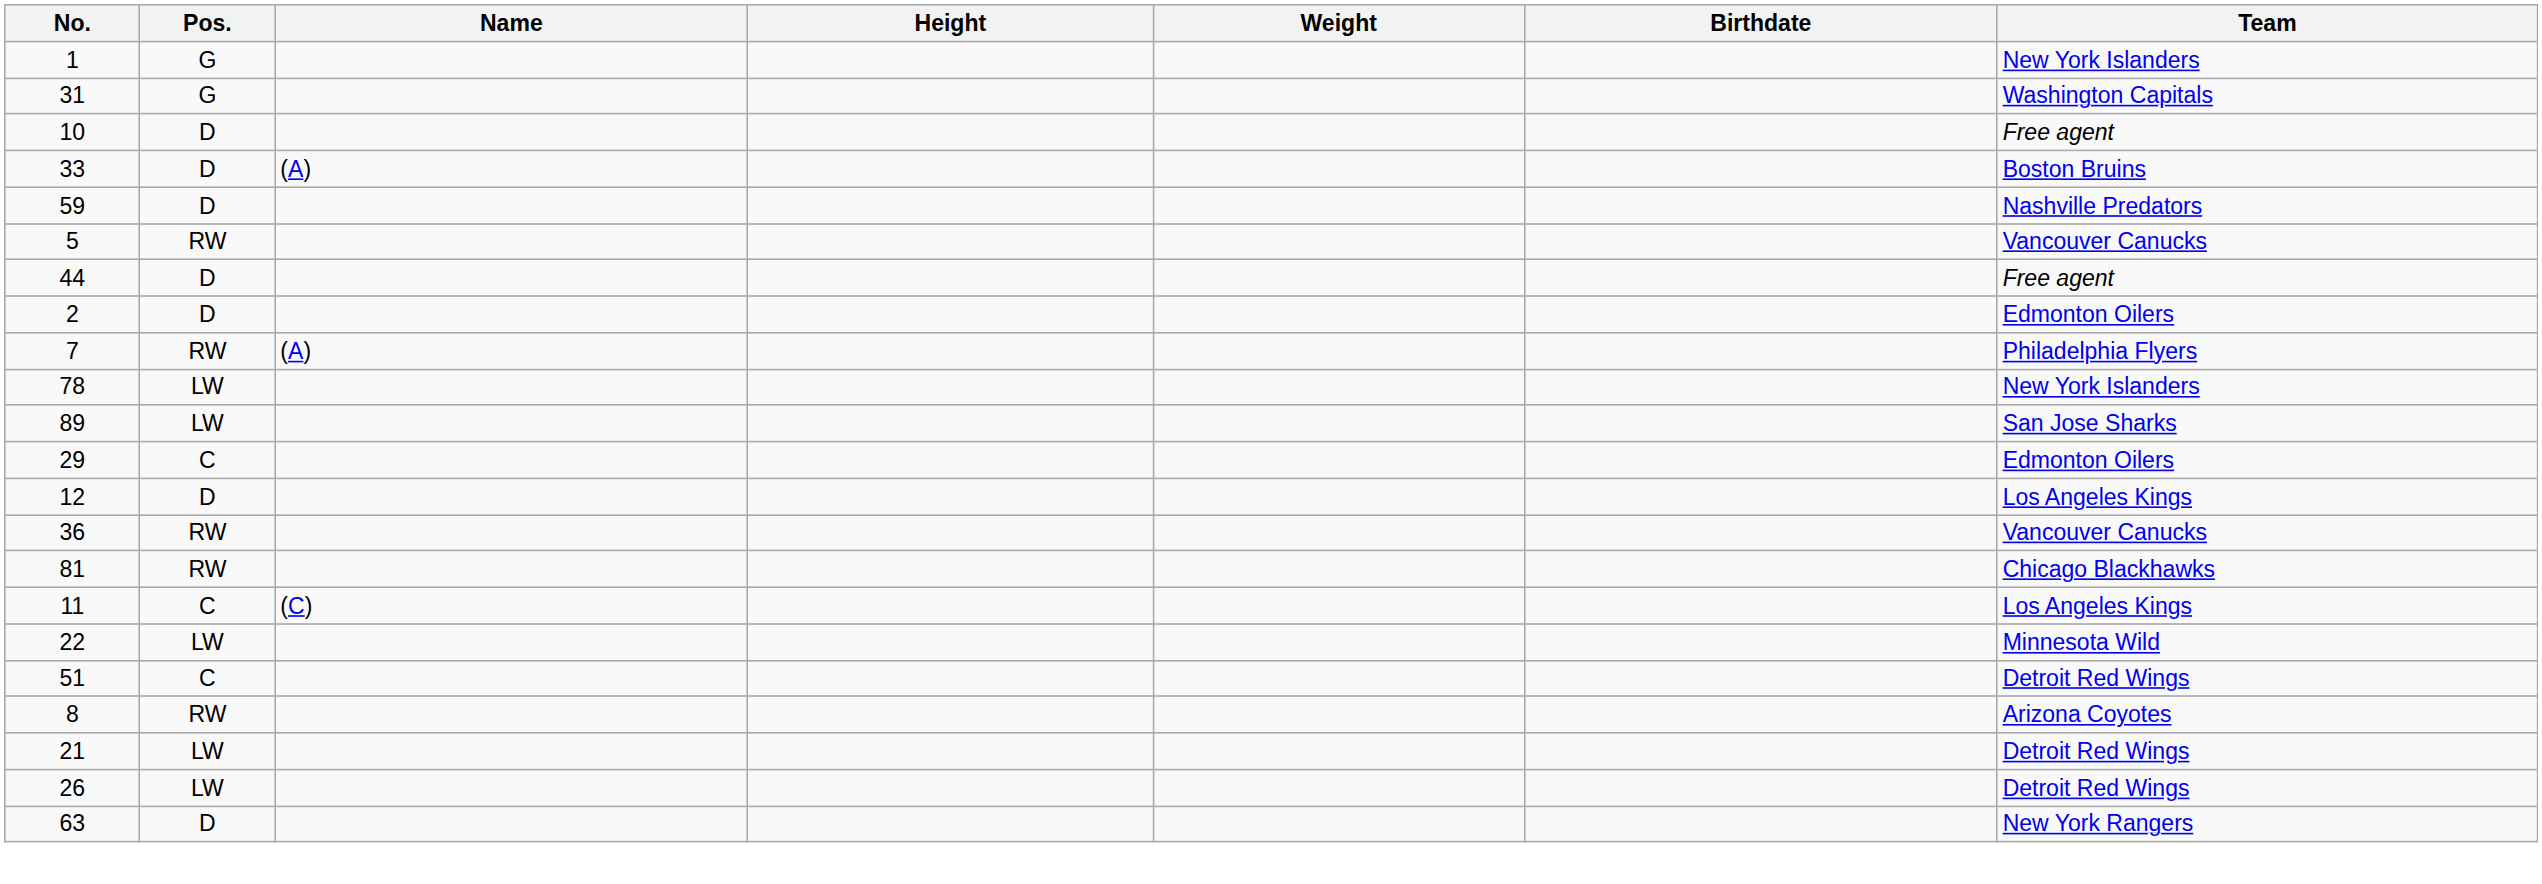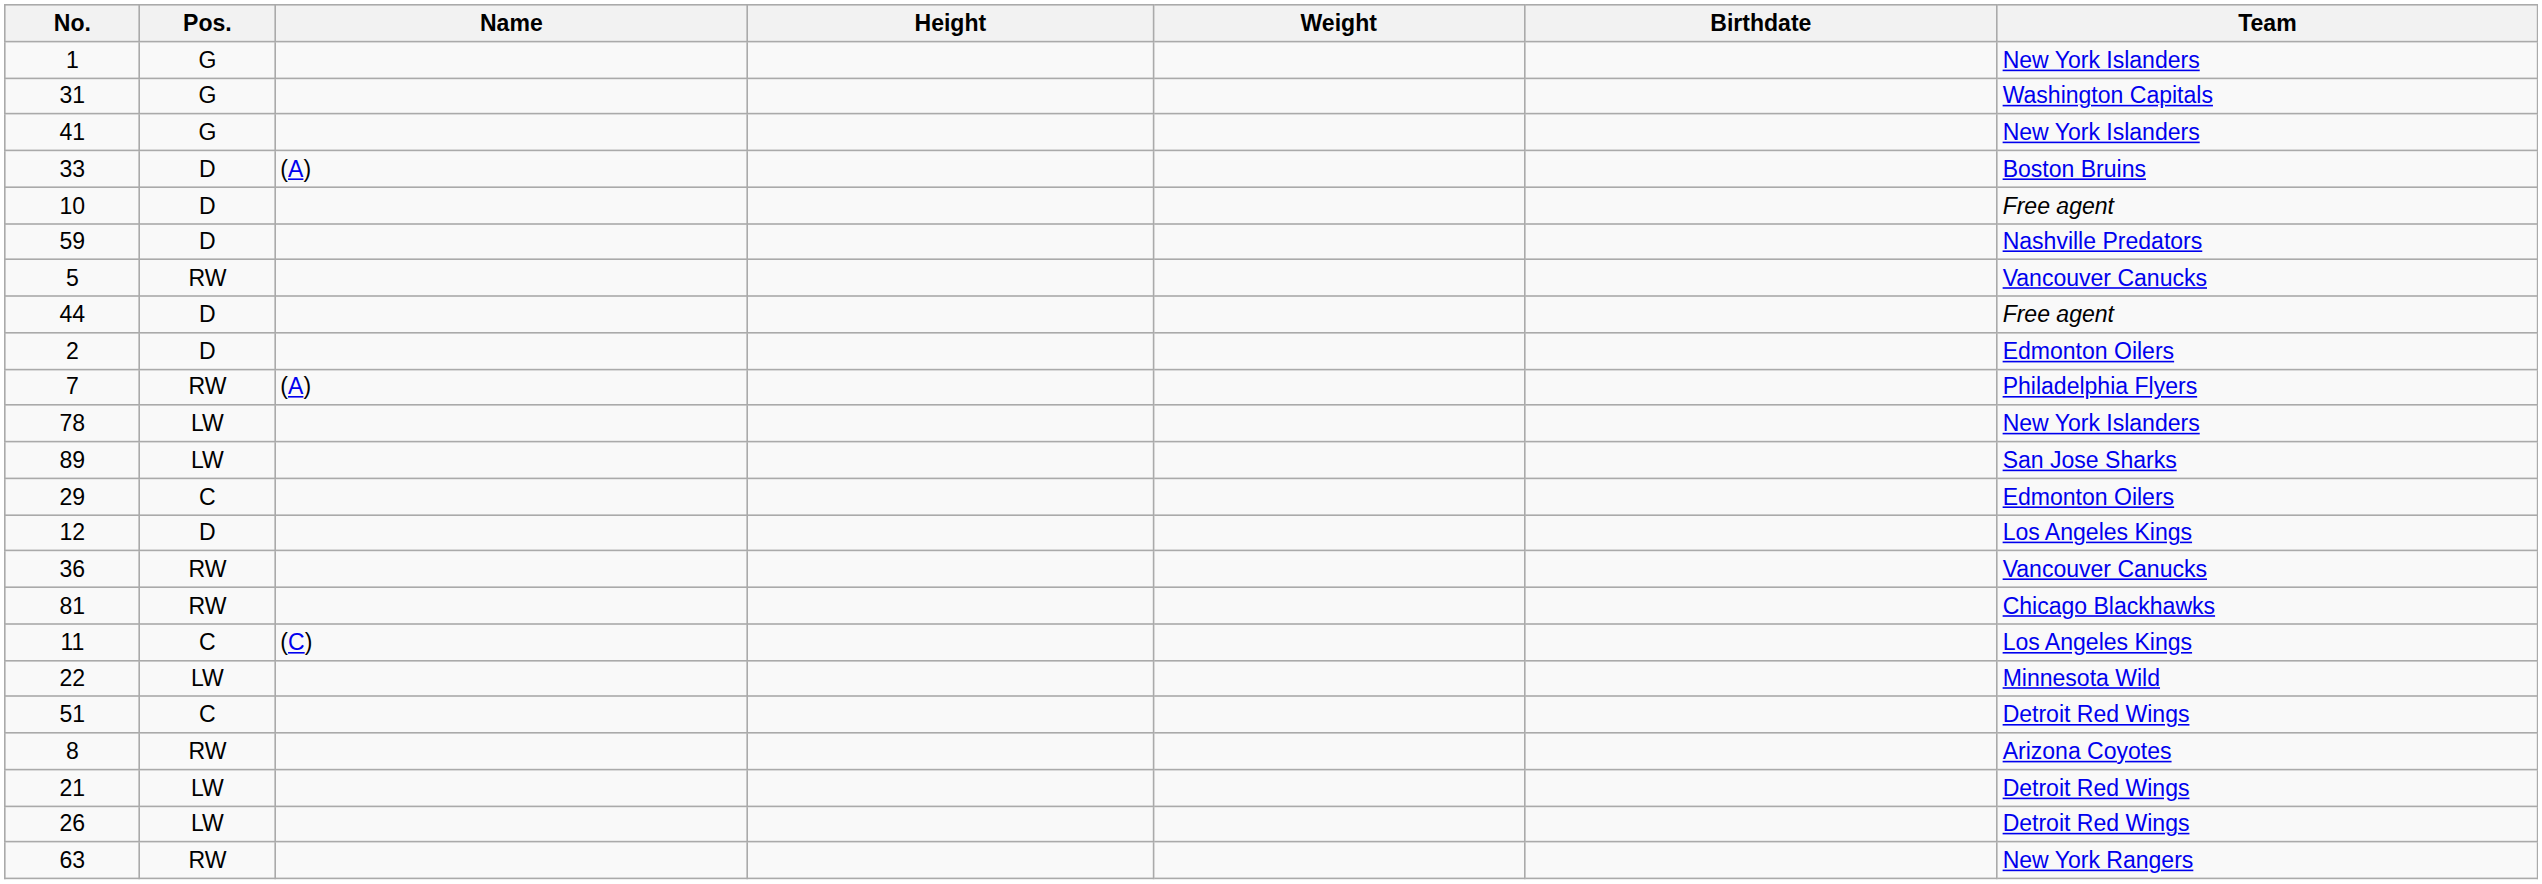+ row: (72, 133)
rows swapped: (72, 169) <-> (72, 133)
(207, 824) D -> (207, 861) RW
